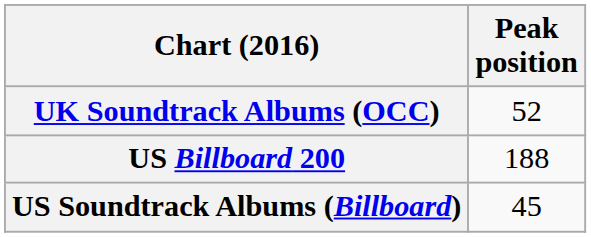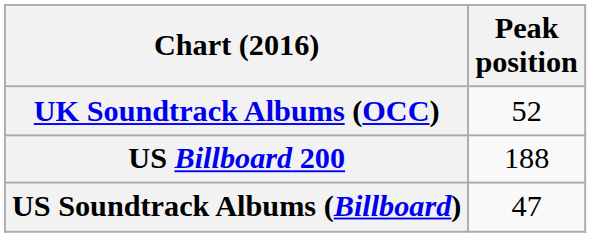(527, 206) 45 -> (527, 206) 47
